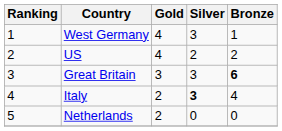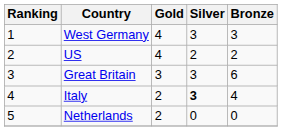(234, 34) 1 -> (234, 34) 3
(234, 75) bold -> (234, 75) normal
